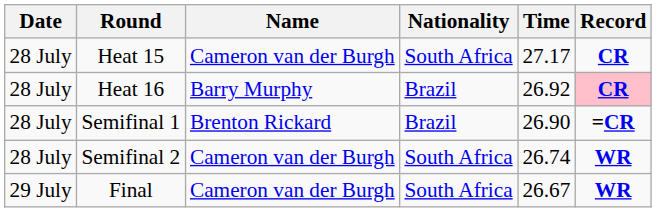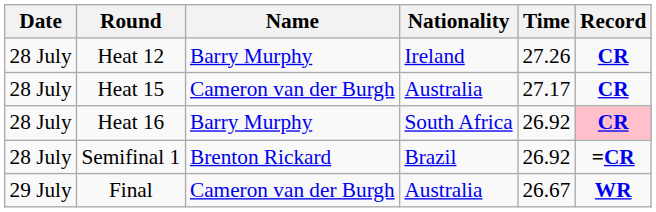+ row: (131, 55)
(459, 55) South Africa -> (443, 88) Australia
(430, 88) Brazil -> (459, 122) South Africa
(546, 122) 26.90 -> (546, 156) 26.92
- row: (131, 156)
(459, 190) South Africa -> (443, 190) Australia
